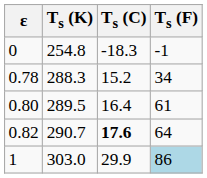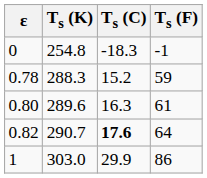(163, 77) 34 -> (163, 77) 59
(66, 104) 289.5 -> (66, 104) 289.6
(116, 104) 16.4 -> (116, 104) 16.3
(163, 159) lightblue background -> (163, 159) no background
